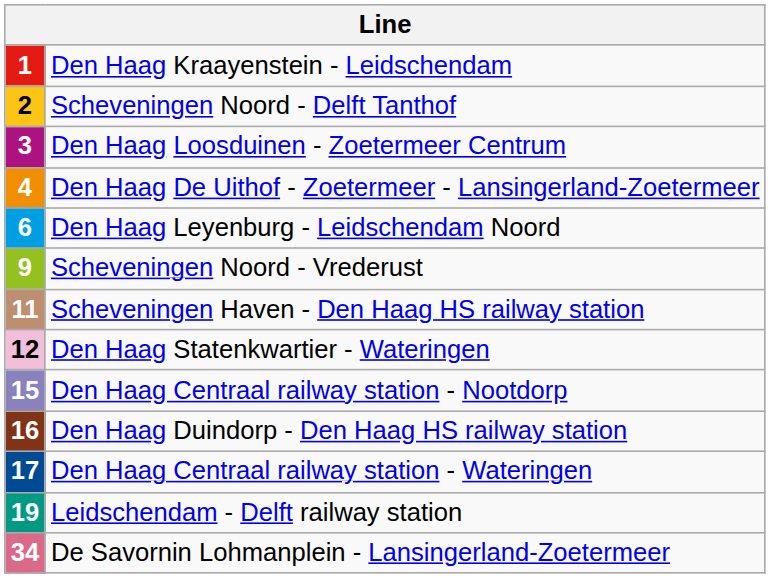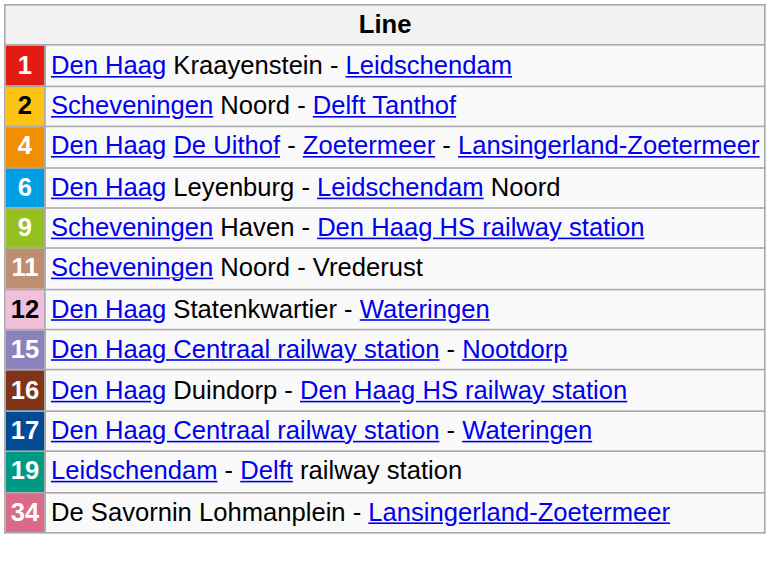- row: (25, 146)
(237, 268) Scheveningen Noord - Vrederust -> (348, 227) Scheveningen Haven - Den Haag HS railway station
(348, 308) Scheveningen Haven - Den Haag HS railway station -> (237, 268) Scheveningen Noord - Vrederust
